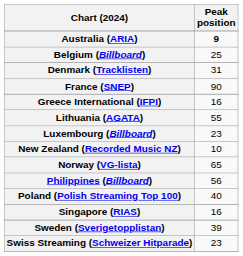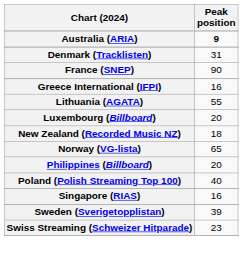- row: (99, 54)
(216, 133) 23 -> (216, 117) 20
(216, 149) 10 -> (216, 133) 18
(216, 180) 56 -> (216, 165) 20
